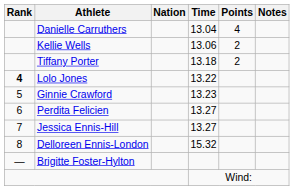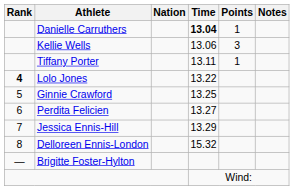(203, 29) normal -> (203, 29) bold
(237, 29) 4 -> (237, 29) 1
(237, 45) 2 -> (237, 45) 3
(203, 62) 13.18 -> (203, 62) 13.11
(237, 62) 2 -> (237, 62) 1
(203, 95) 13.23 -> (203, 95) 13.25
(203, 128) 13.27 -> (203, 128) 13.29
